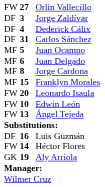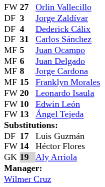(24, 136) 16 -> (24, 136) 17
(24, 157) no background -> (24, 157) lightgrey background
